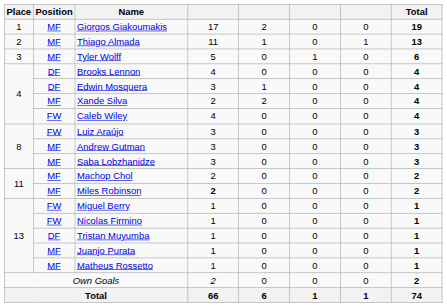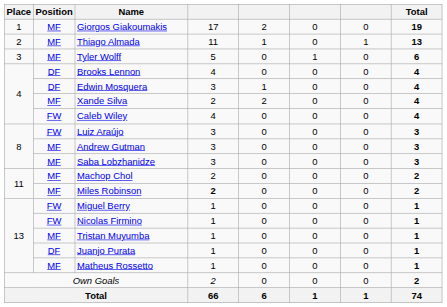(54, 236) DF -> (54, 236) MF
(54, 251) MF -> (54, 251) DF
